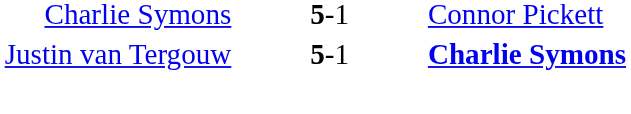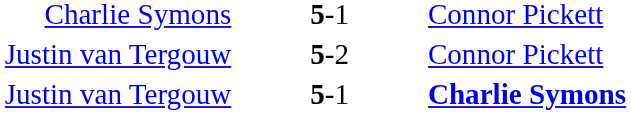+ row: (118, 54)
